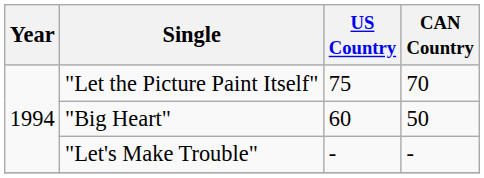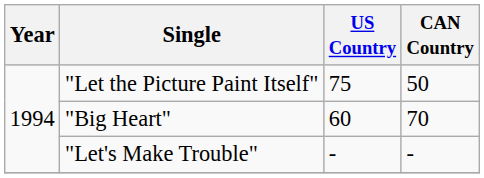(418, 82) 70 -> (418, 82) 50
(418, 118) 50 -> (418, 118) 70
